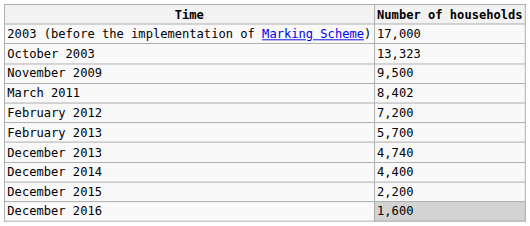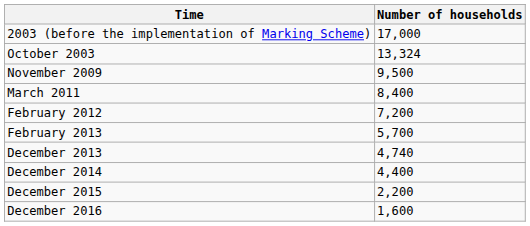(399, 54) 13,323 -> (399, 54) 13,324
(395, 93) 8,402 -> (395, 93) 8,400
(395, 211) lightgrey background -> (395, 211) no background
